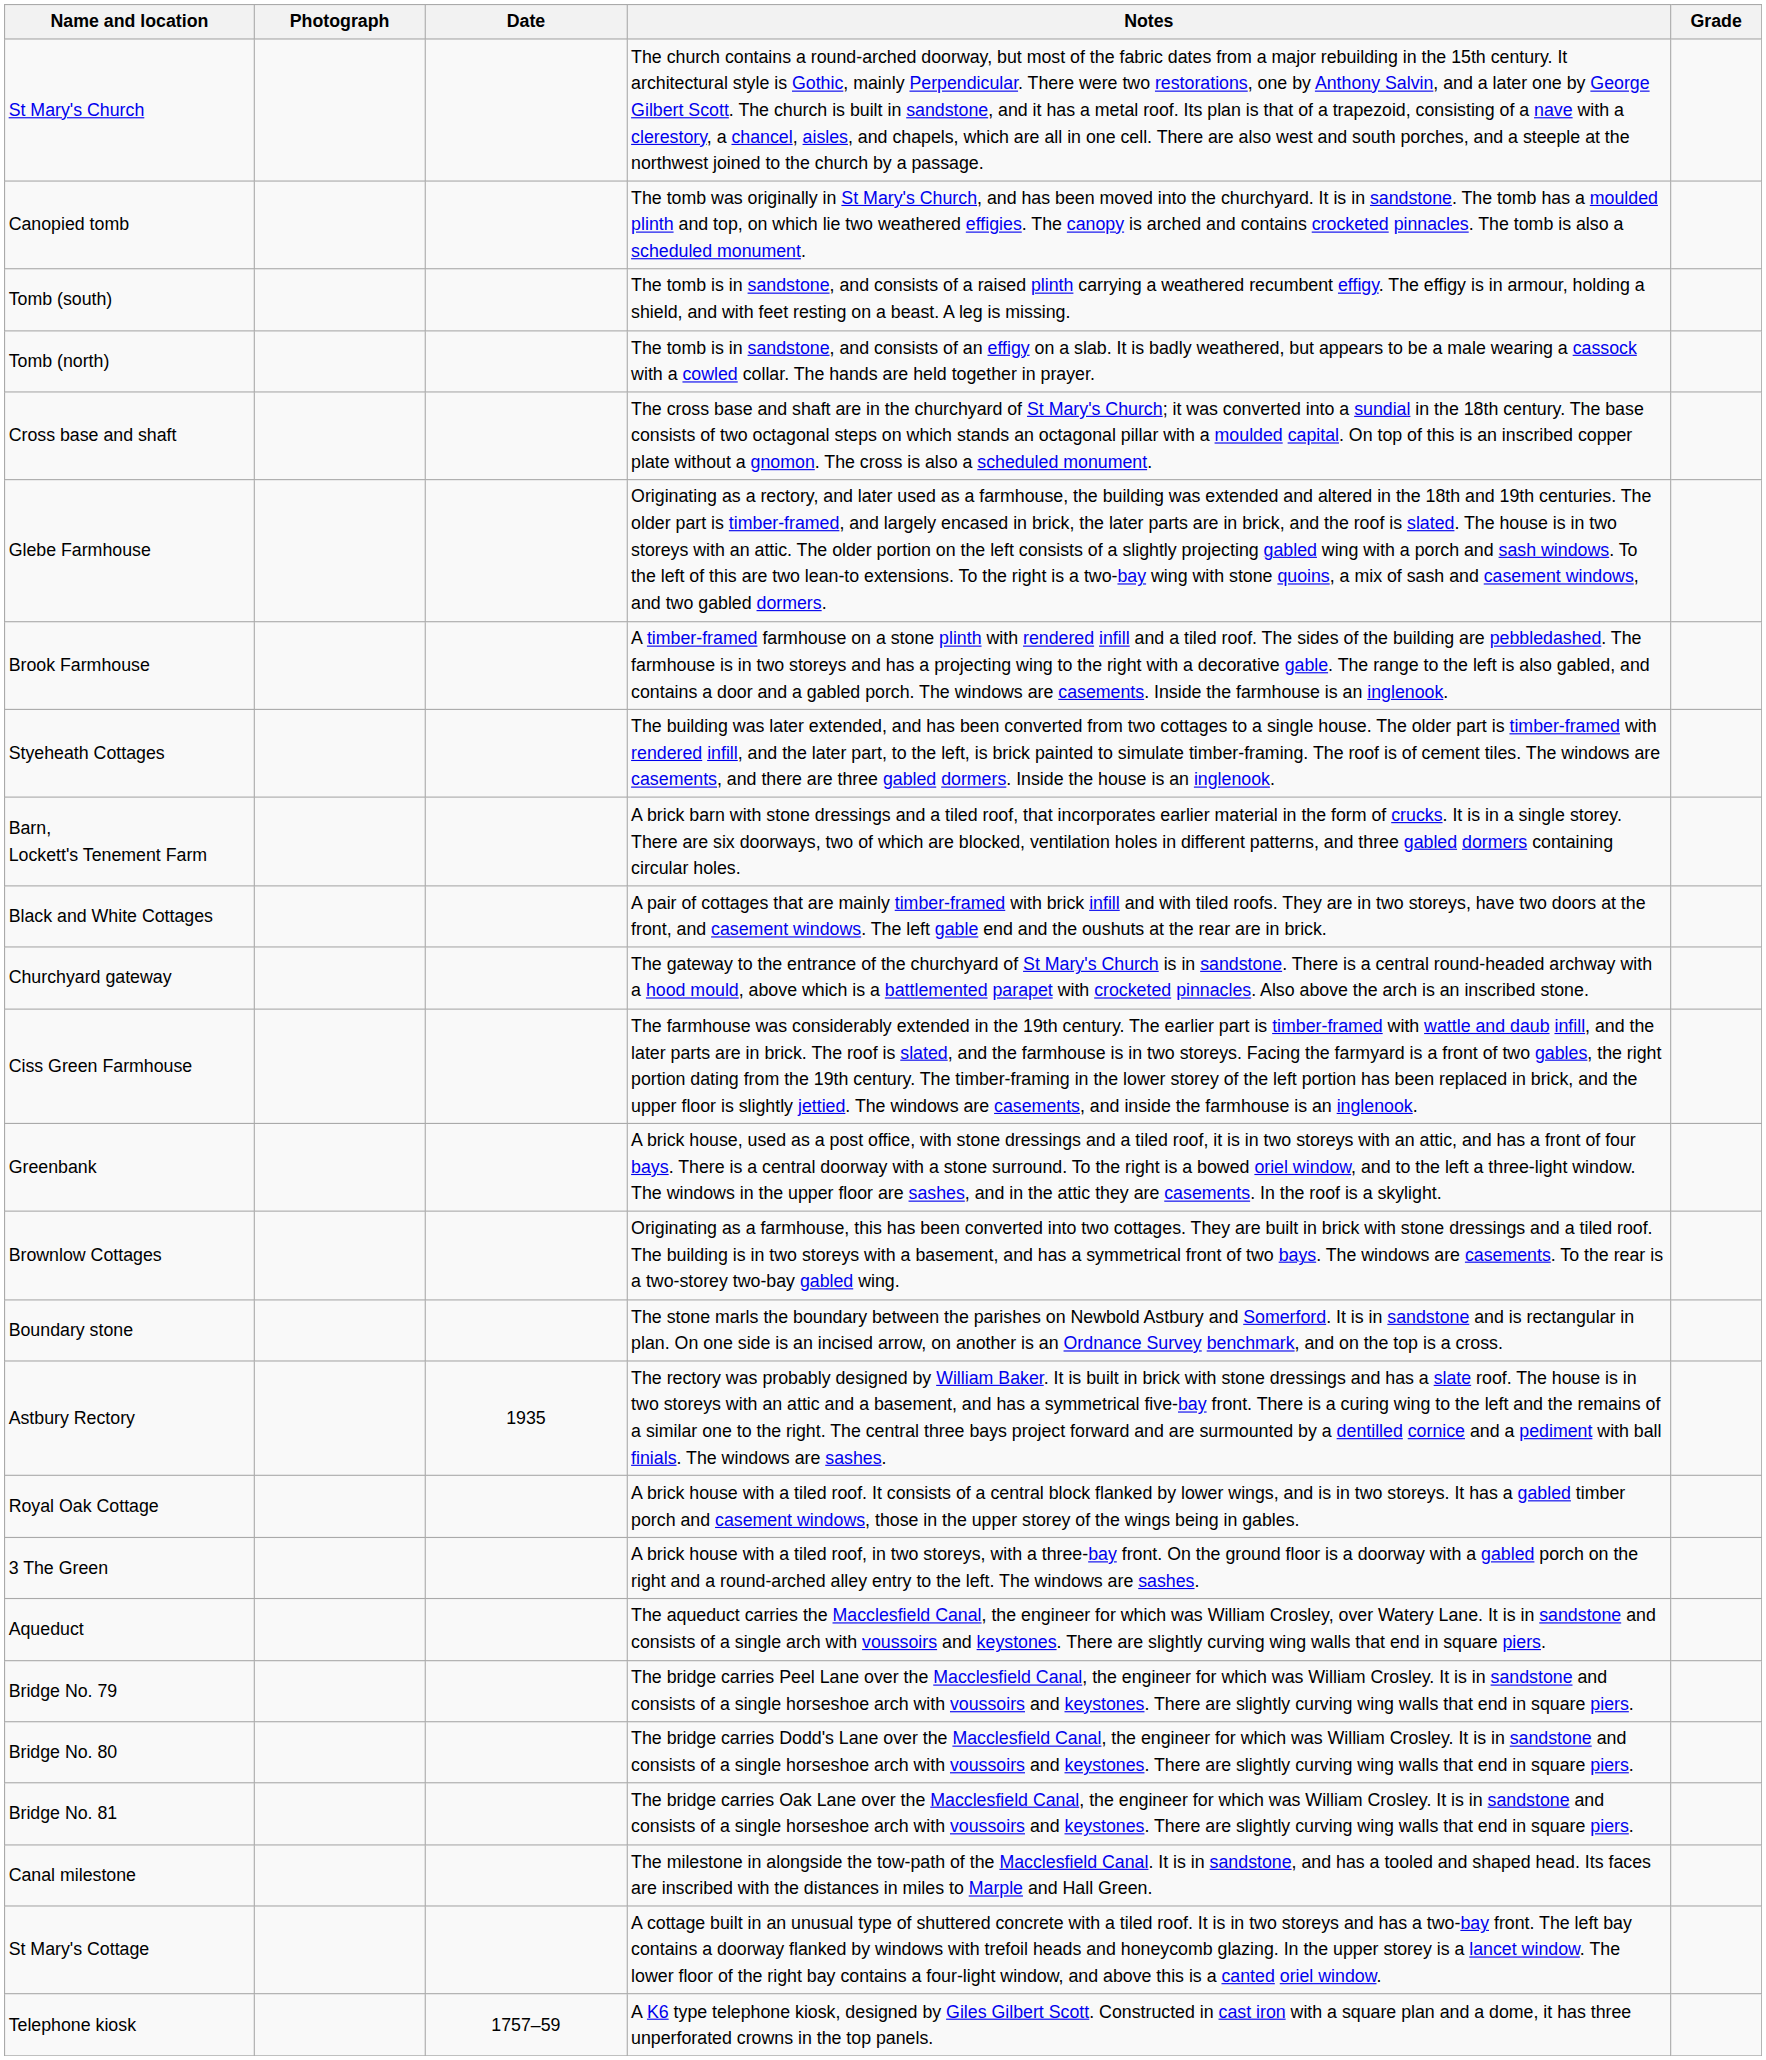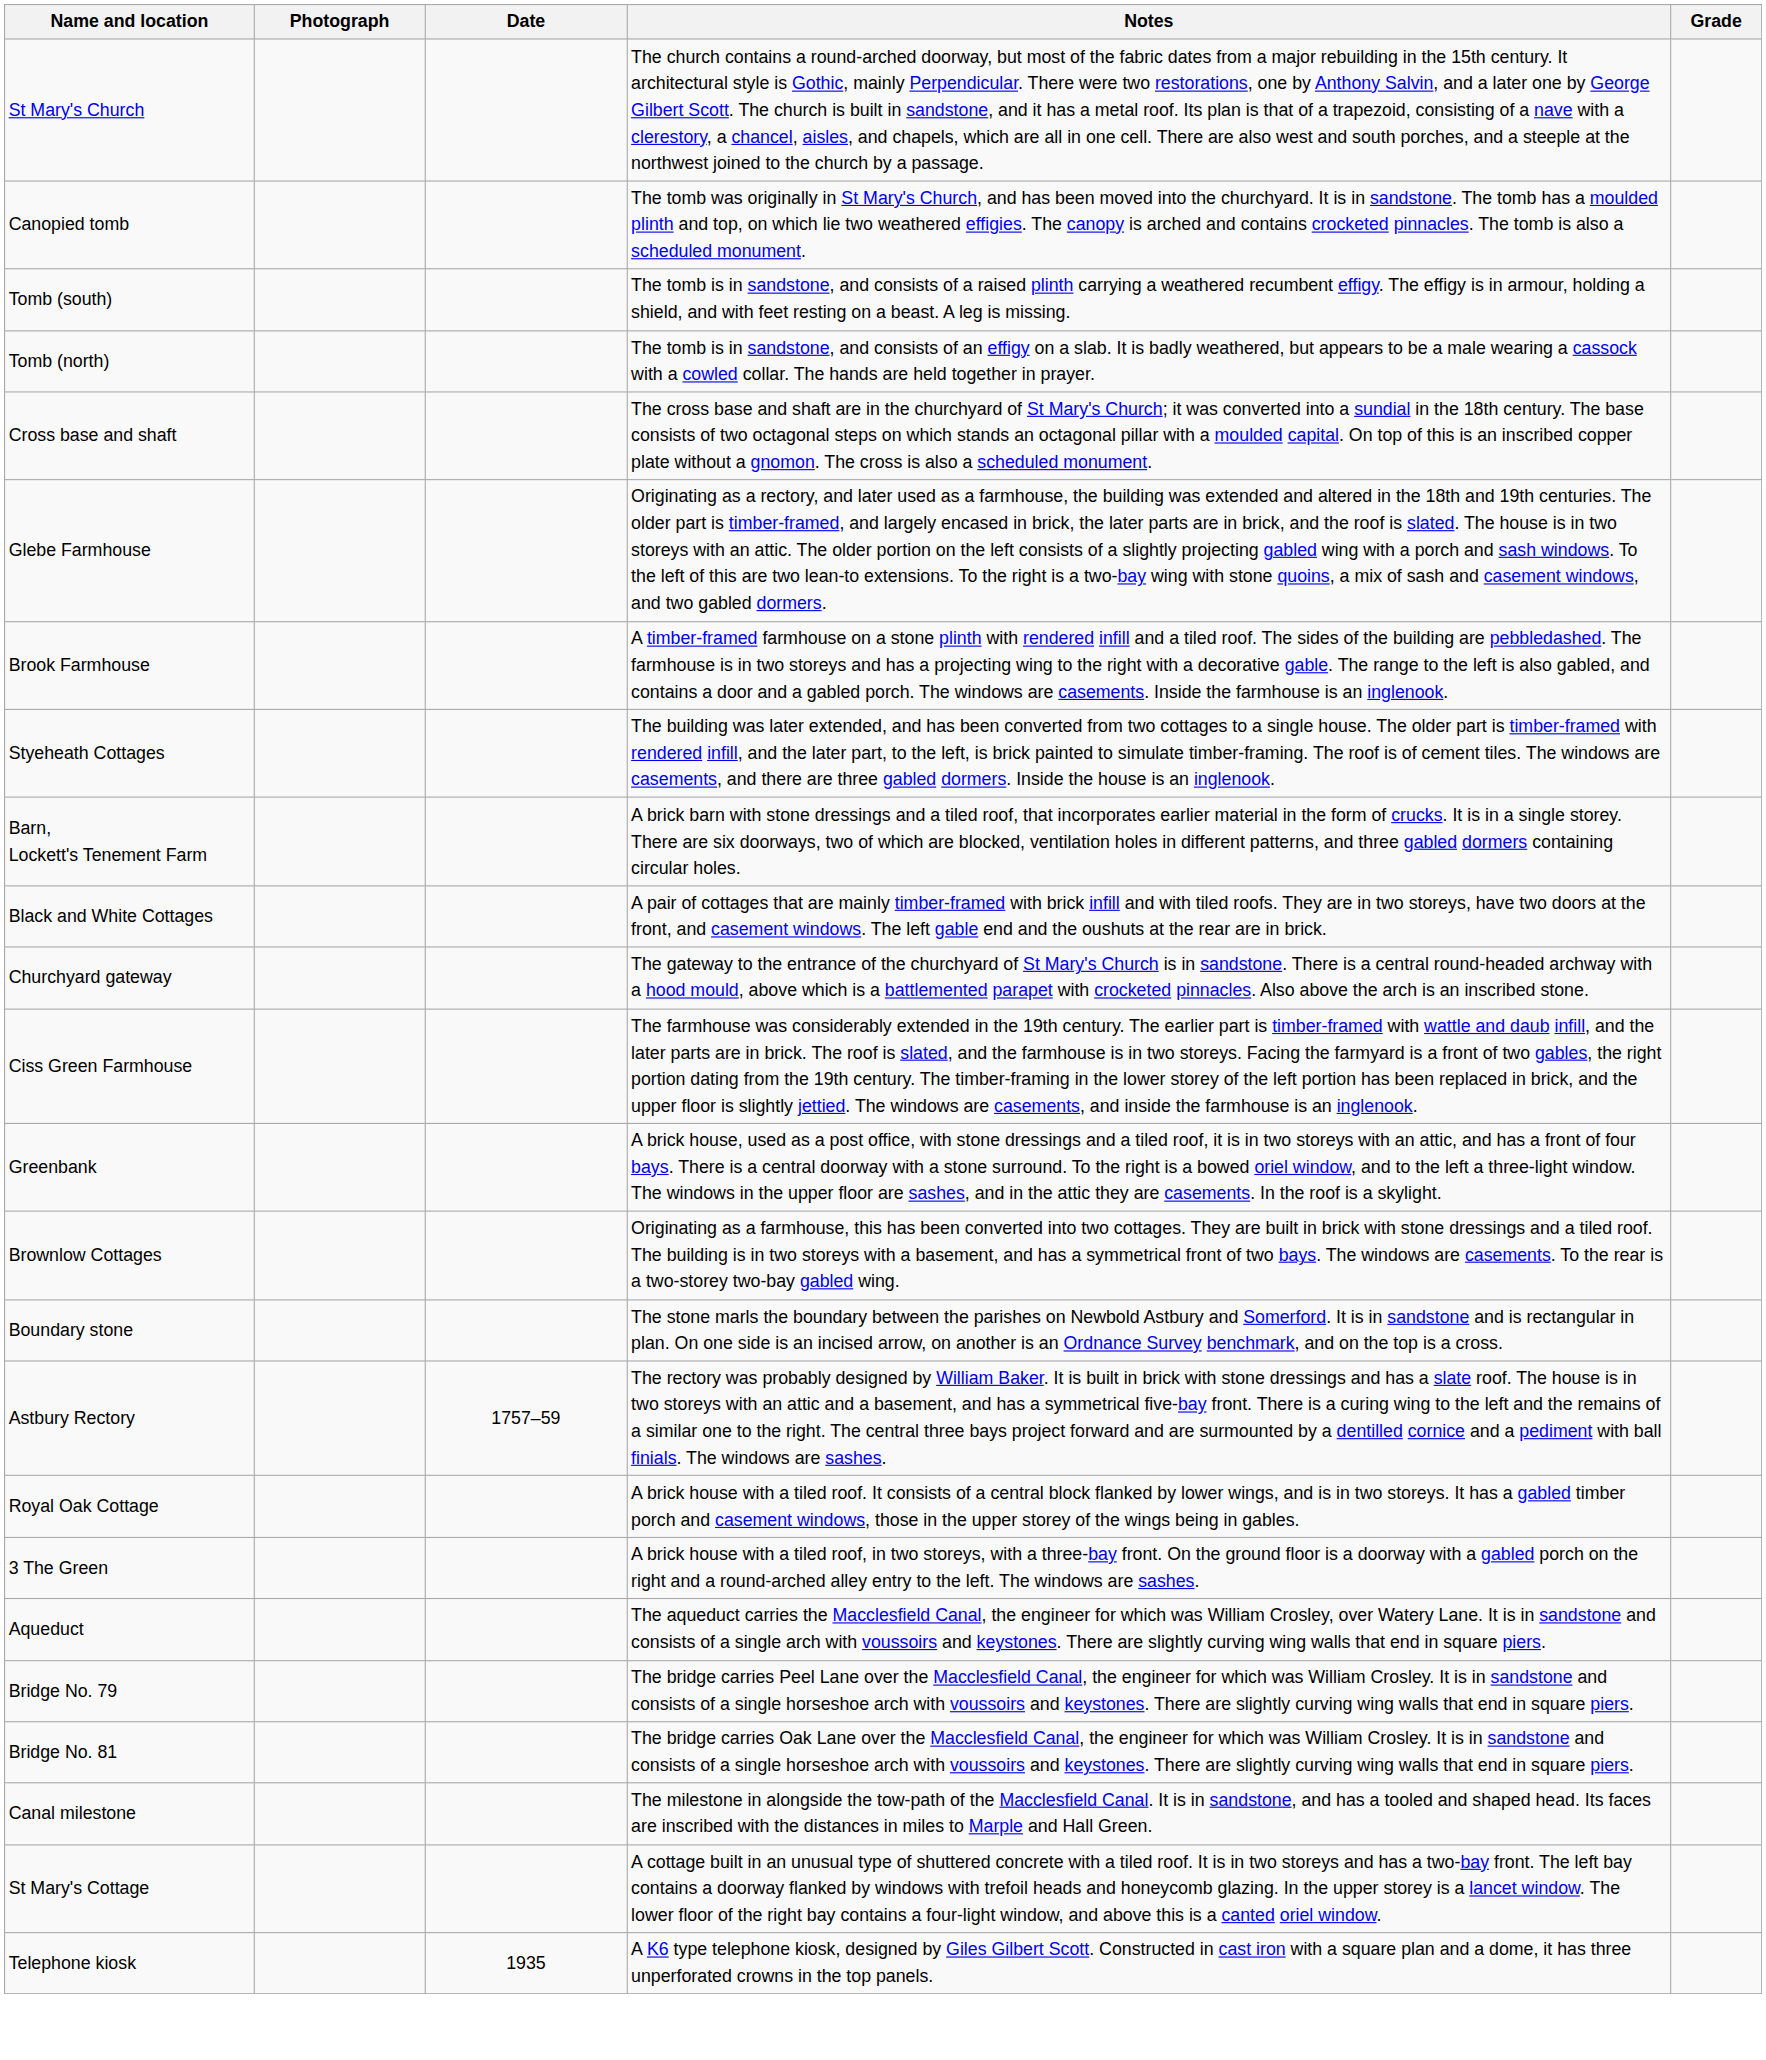(526, 1418) 1935 -> (526, 1418) 1757–59
- row: (63, 1752)
(526, 2024) 1757–59 -> (526, 1963) 1935
